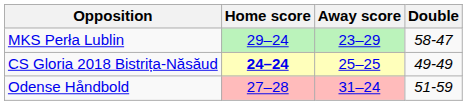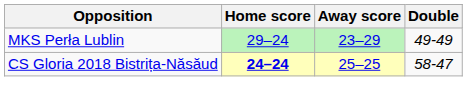(433, 40) 58-47 -> (433, 40) 49-49
(433, 64) 49-49 -> (433, 64) 58-47
- row: (69, 87)
